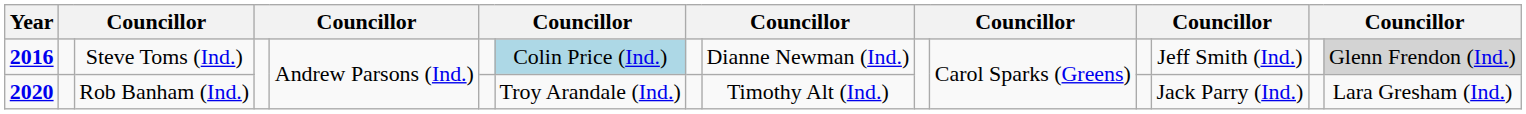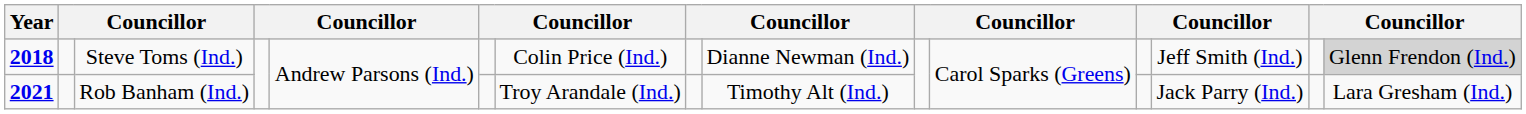(32, 56) 2016 -> (32, 56) 2018
(590, 56) lightblue background -> (590, 56) no background
(32, 91) 2020 -> (32, 91) 2021
